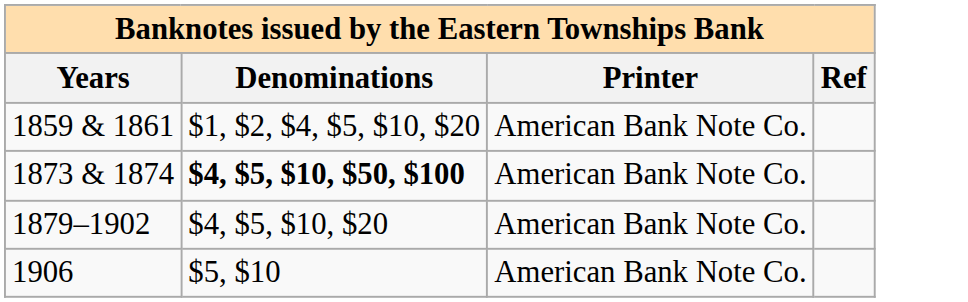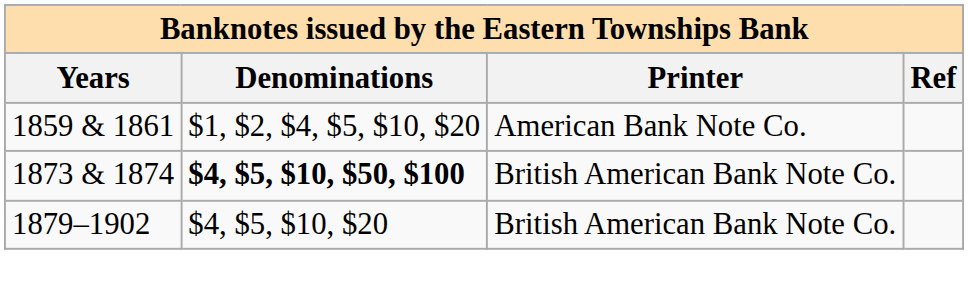(650, 175) American Bank Note Co. -> (695, 175) British American Bank Note Co.
(650, 223) American Bank Note Co. -> (695, 223) British American Bank Note Co.
- row: (43, 272)
